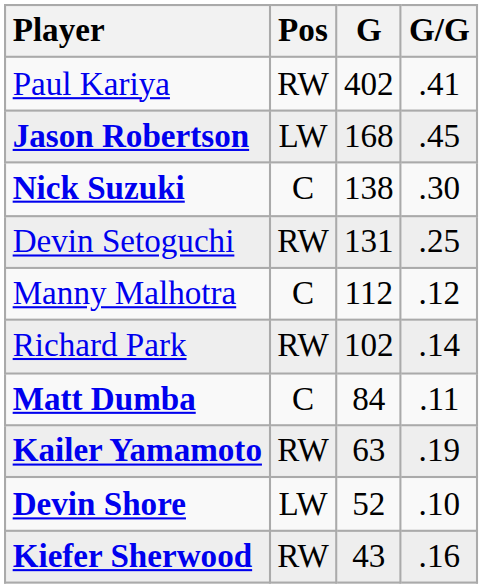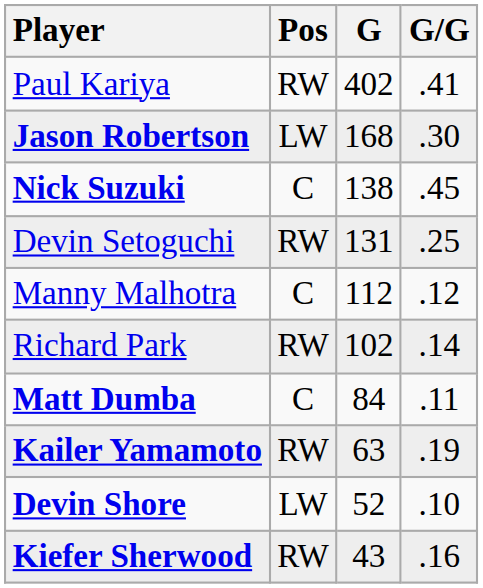(439, 135) .45 -> (439, 135) .30
(439, 188) .30 -> (439, 188) .45
